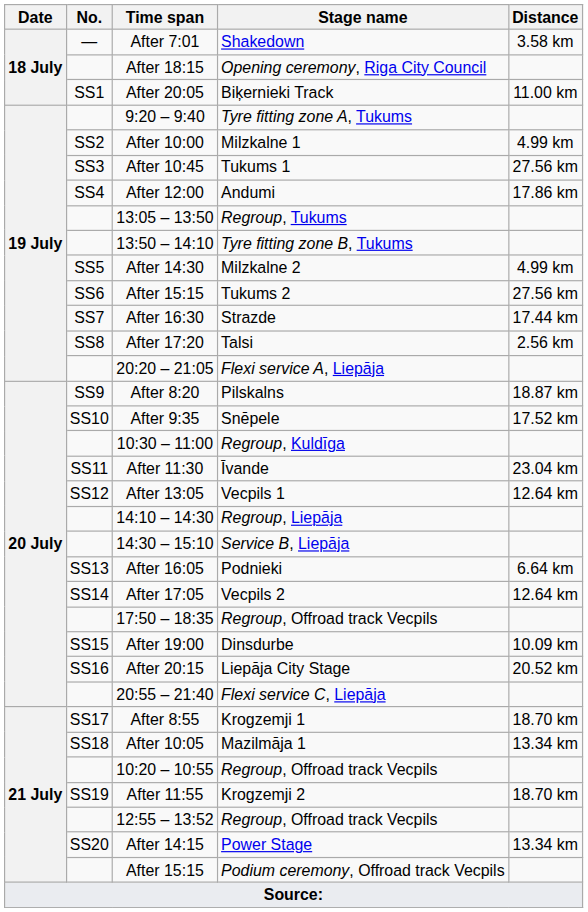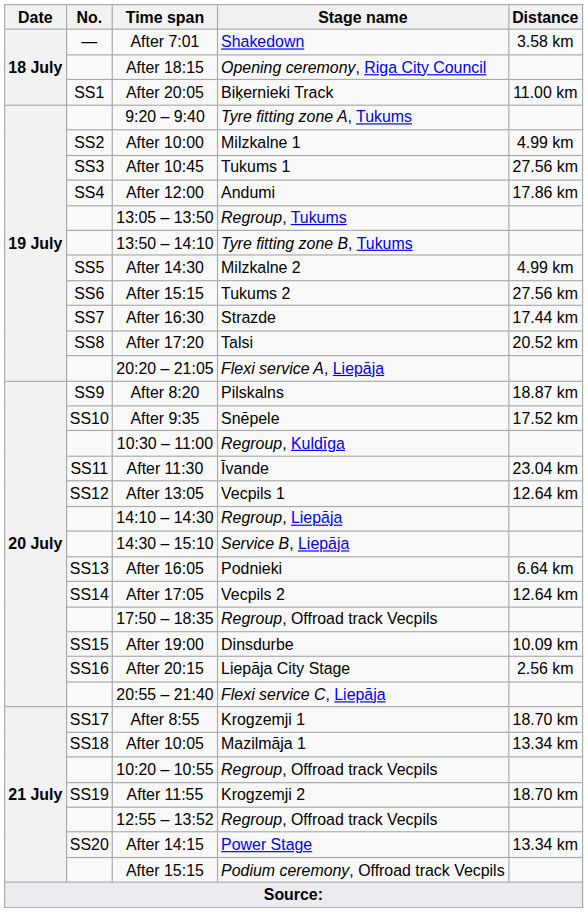(545, 343) 2.56 km -> (545, 343) 20.52 km
(545, 669) 20.52 km -> (545, 669) 2.56 km
